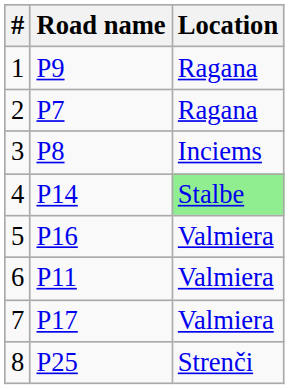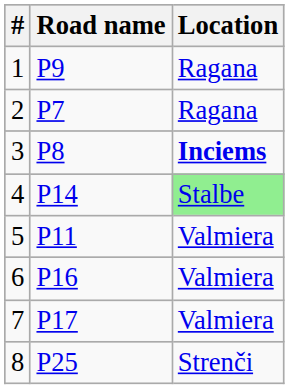(220, 151) normal -> (222, 151) bold
(57, 236) P16 -> (57, 236) P11
(57, 278) P11 -> (57, 278) P16
